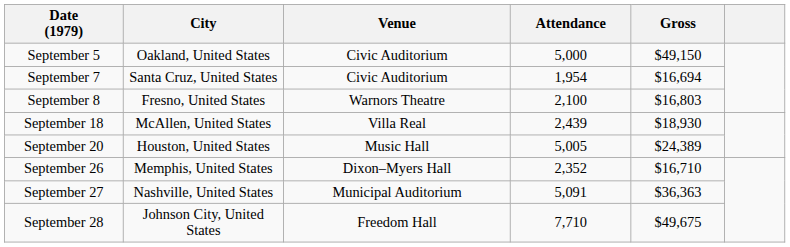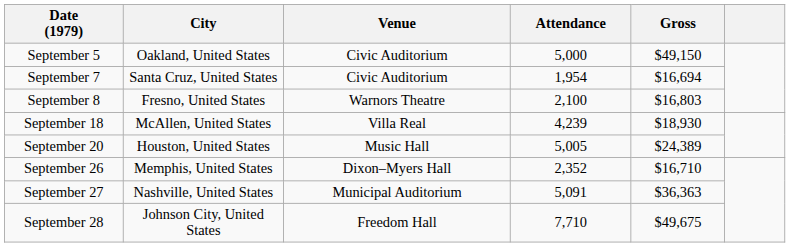(571, 123) 2,439 -> (571, 123) 4,239
